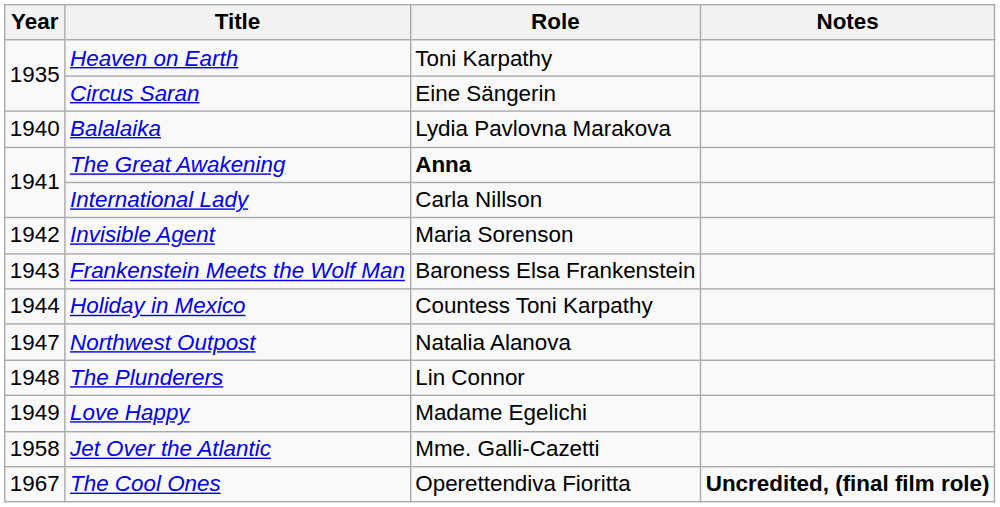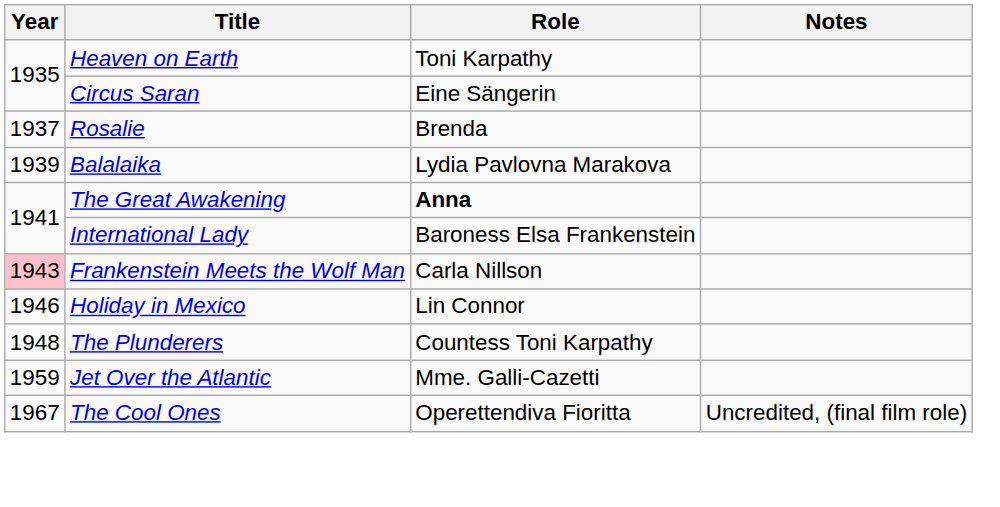+ row: (107, 128)
(35, 128) 1940 -> (35, 164) 1939
(479, 199) Carla Nillson -> (555, 235) Baroness Elsa Frankenstein
- row: (142, 235)
(35, 270) no background -> (35, 270) pink background
(555, 270) Baroness Elsa Frankenstein -> (479, 270) Carla Nillson
(35, 306) 1944 -> (35, 306) 1946
(534, 306) Countess Toni Karpathy -> (470, 306) Lin Connor
- row: (163, 341)
(470, 377) Lin Connor -> (534, 341) Countess Toni Karpathy
- row: (130, 413)
(35, 448) 1958 -> (35, 377) 1959
(848, 484) bold -> (836, 413) normal
